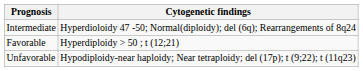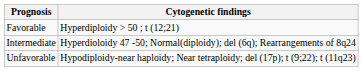rows swapped: (26, 43) <-> (31, 27)
